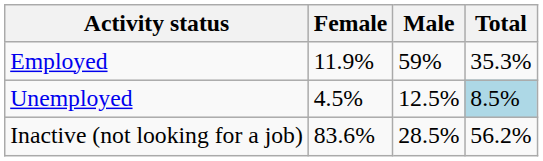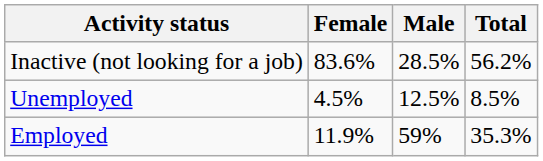rows swapped: (59, 60) <-> (157, 135)
(495, 98) lightblue background -> (495, 98) no background
